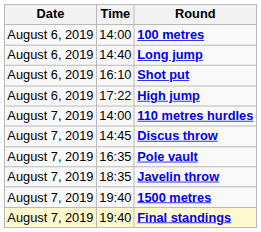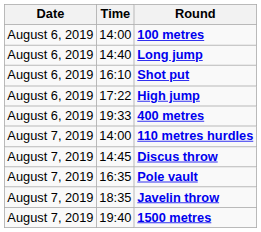+ row: (171, 116)
- row: (184, 217)
